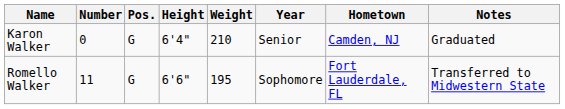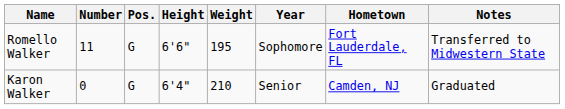rows swapped: (29, 40) <-> (32, 80)
